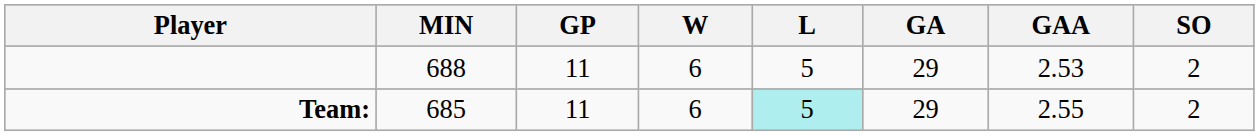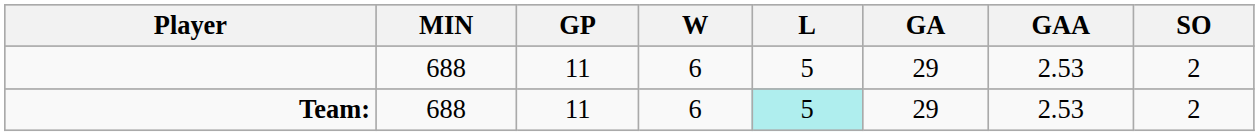(446, 109) 685 -> (446, 109) 688
(1061, 109) 2.55 -> (1061, 109) 2.53
